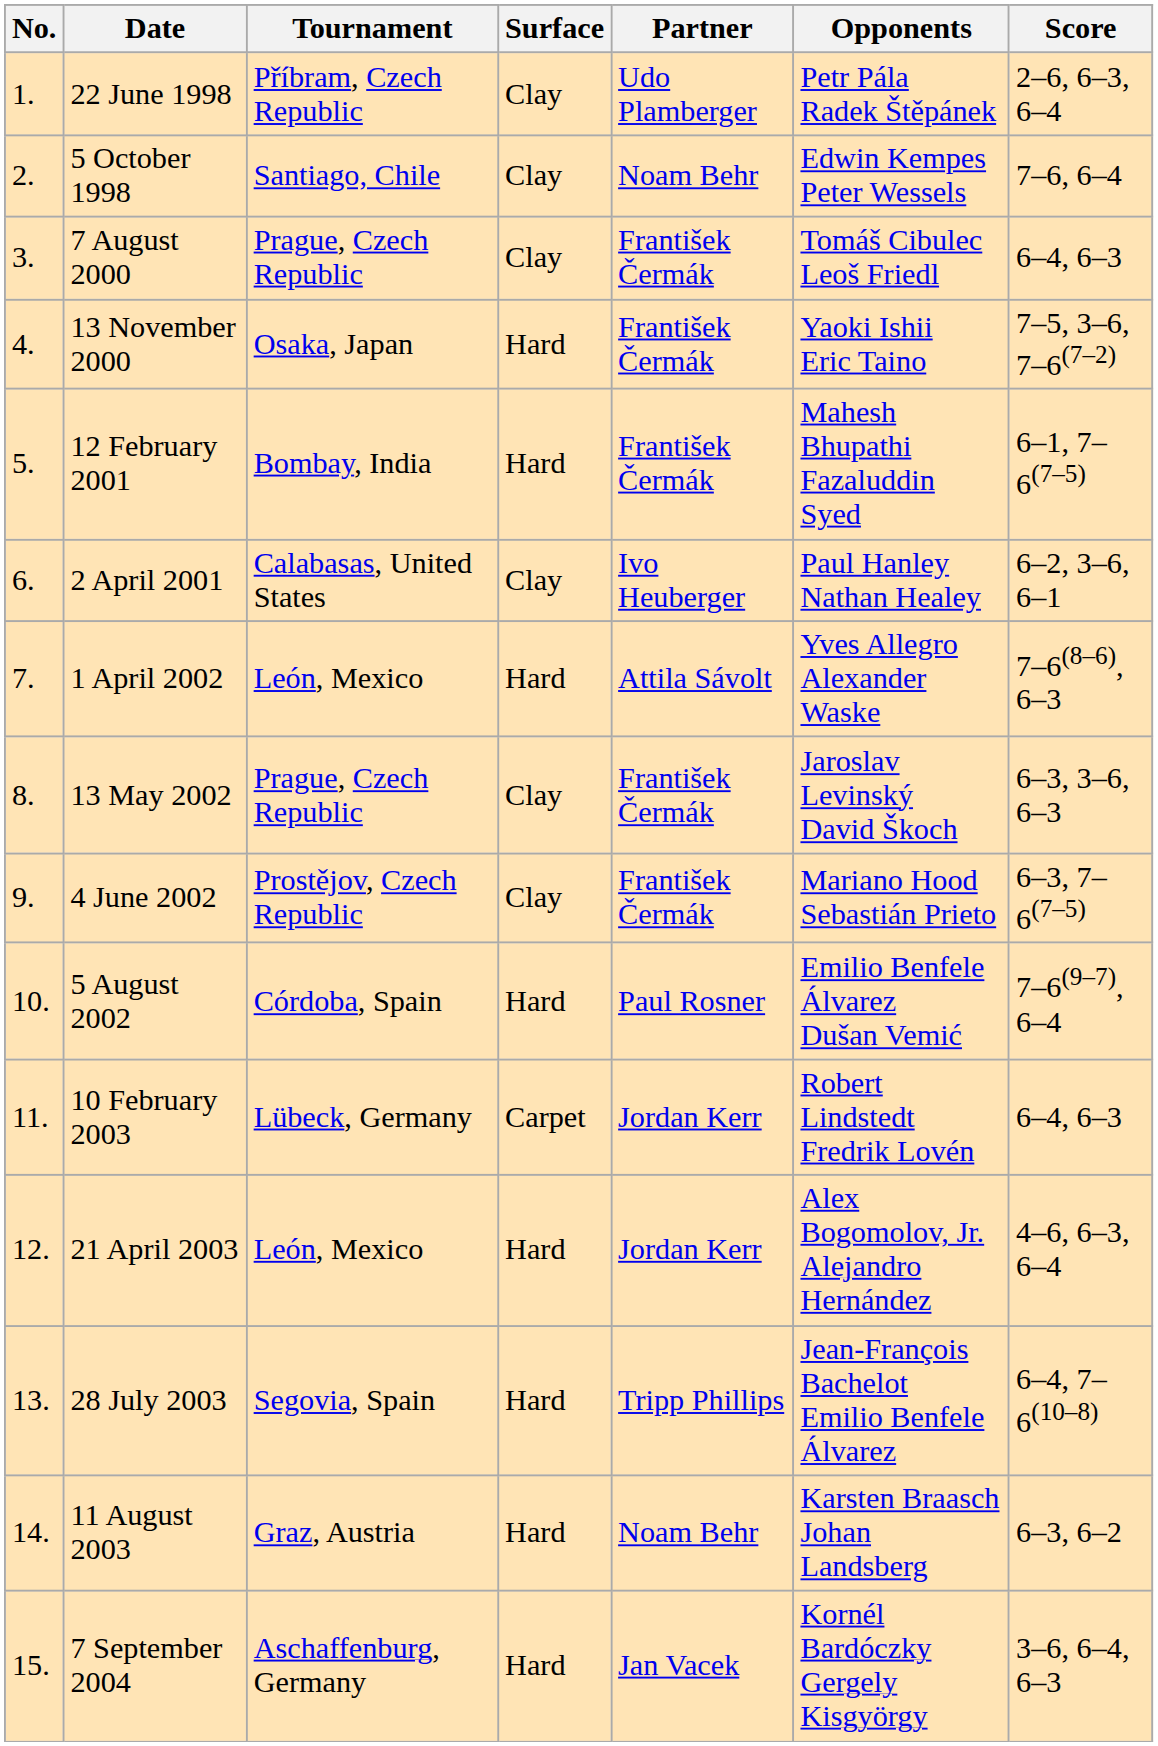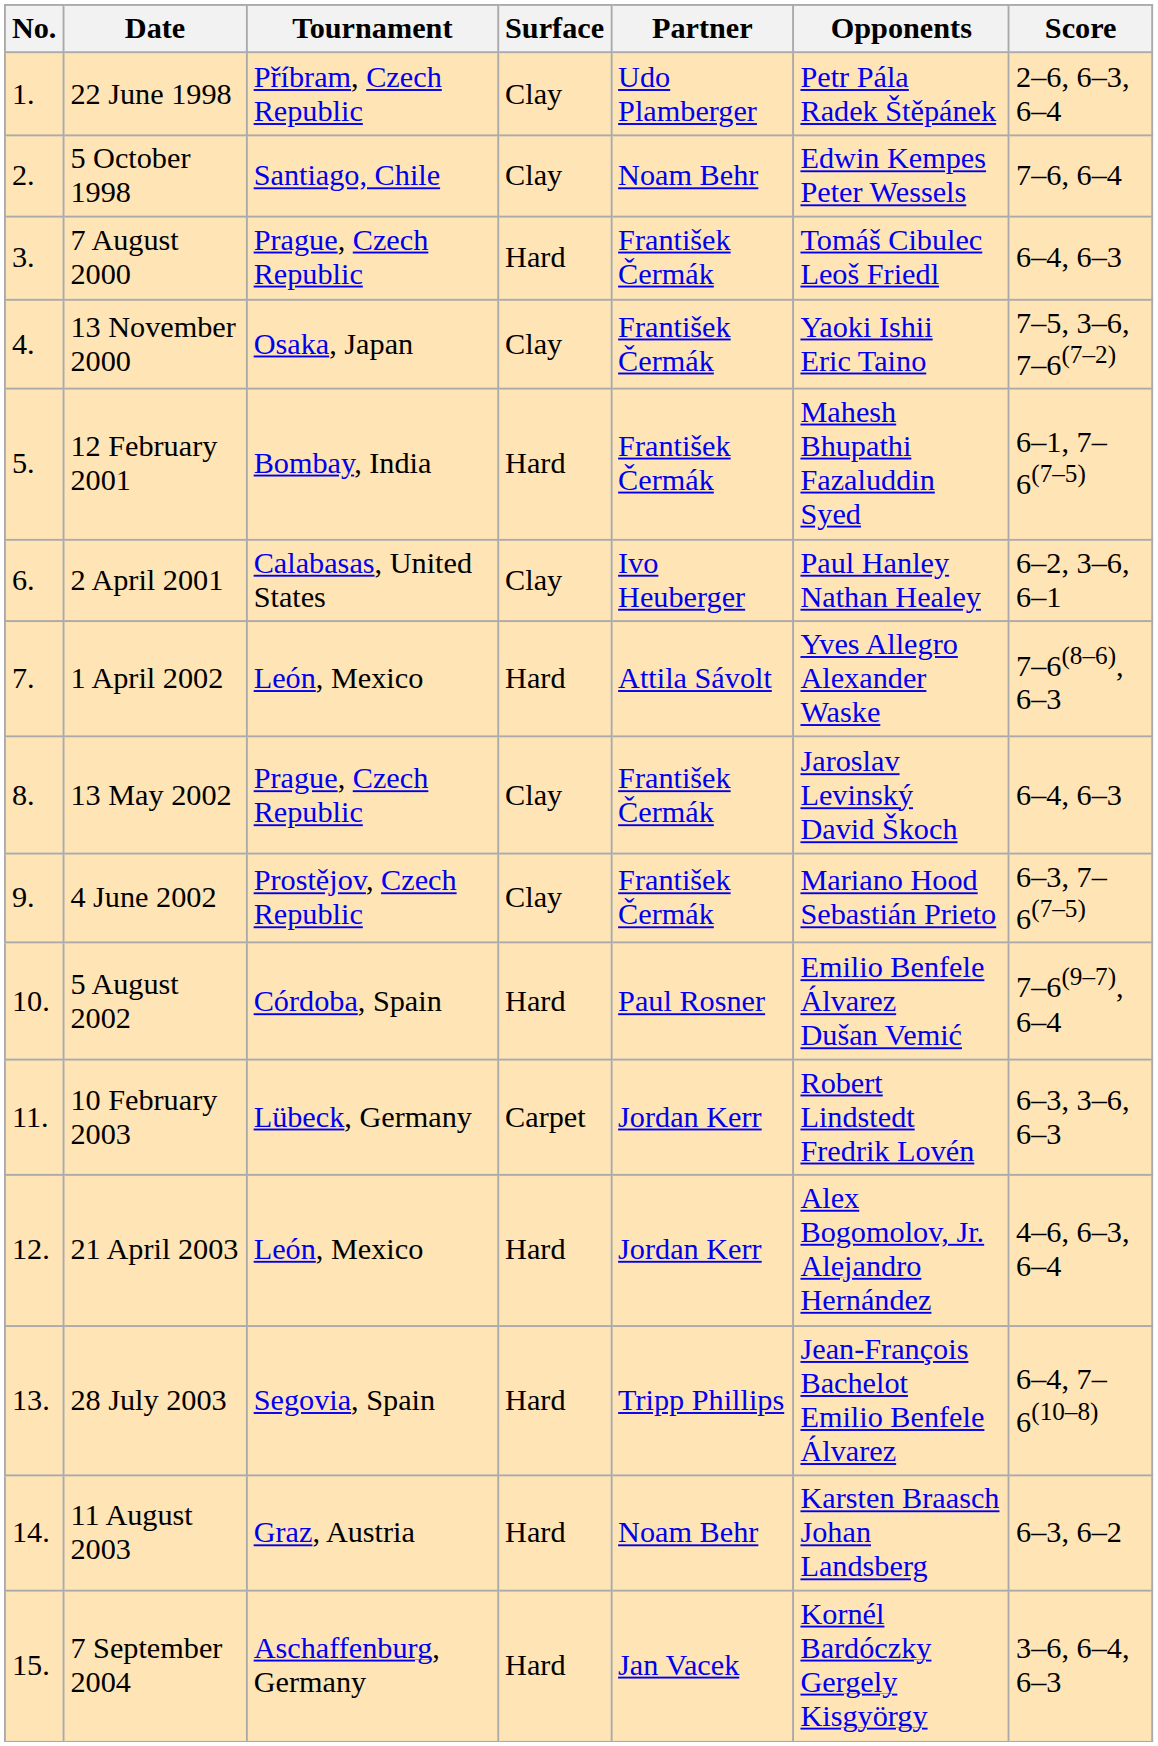(534, 257) Clay -> (535, 257) Hard
(535, 343) Hard -> (534, 343) Clay
(1073, 794) 6–3, 3–6, 6–3 -> (1069, 794) 6–4, 6–3
(1069, 1116) 6–4, 6–3 -> (1073, 1116) 6–3, 3–6, 6–3
